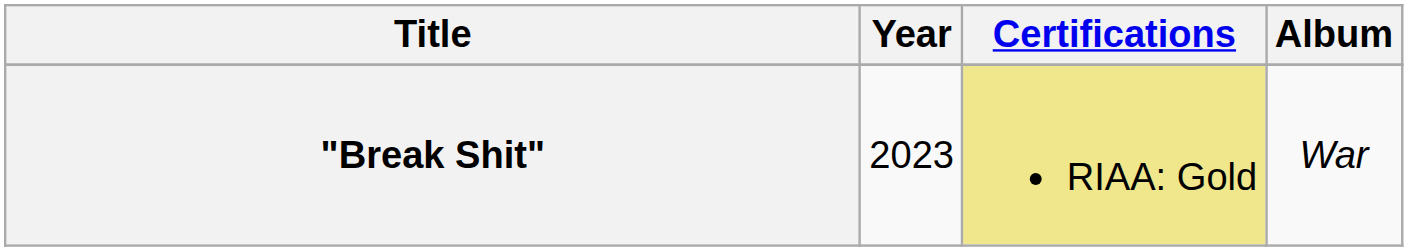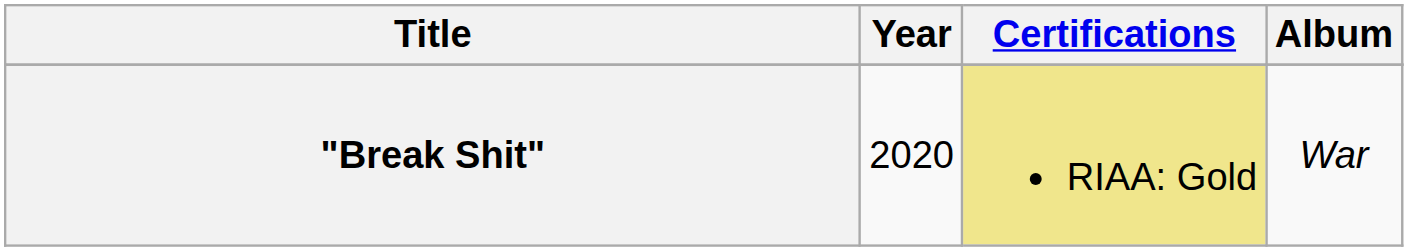(912, 154) 2023 -> (912, 154) 2020
